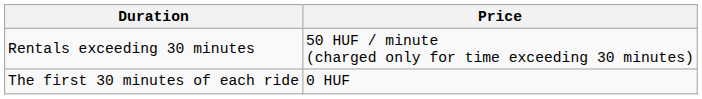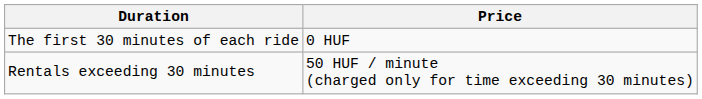rows swapped: (154, 81) <-> (131, 49)
